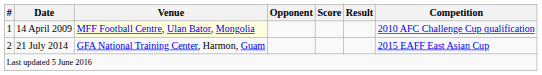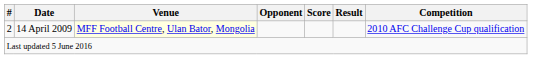(9, 29) 1 -> (9, 29) 2
- row: (42, 46)
